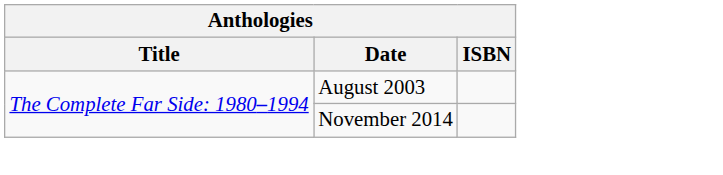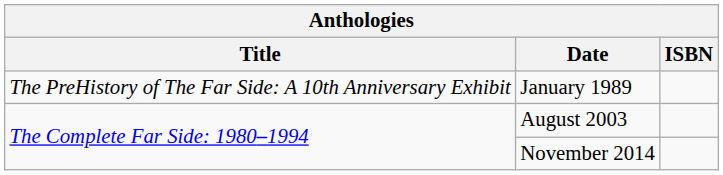+ row: (576, 86)
